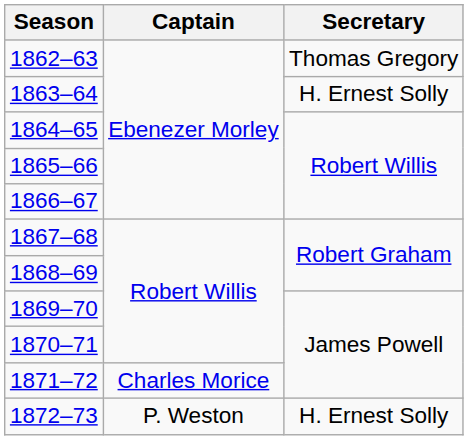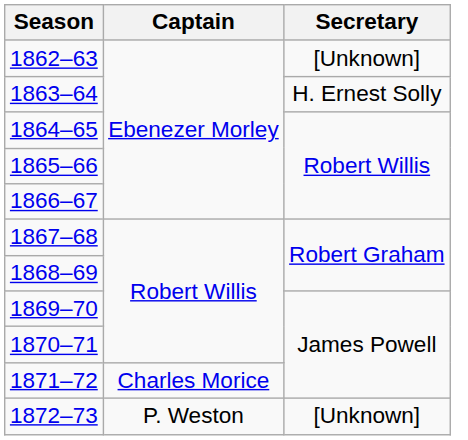(374, 58) Thomas Gregory -> (367, 58) [Unknown]
(374, 415) H. Ernest Solly -> (367, 415) [Unknown]
